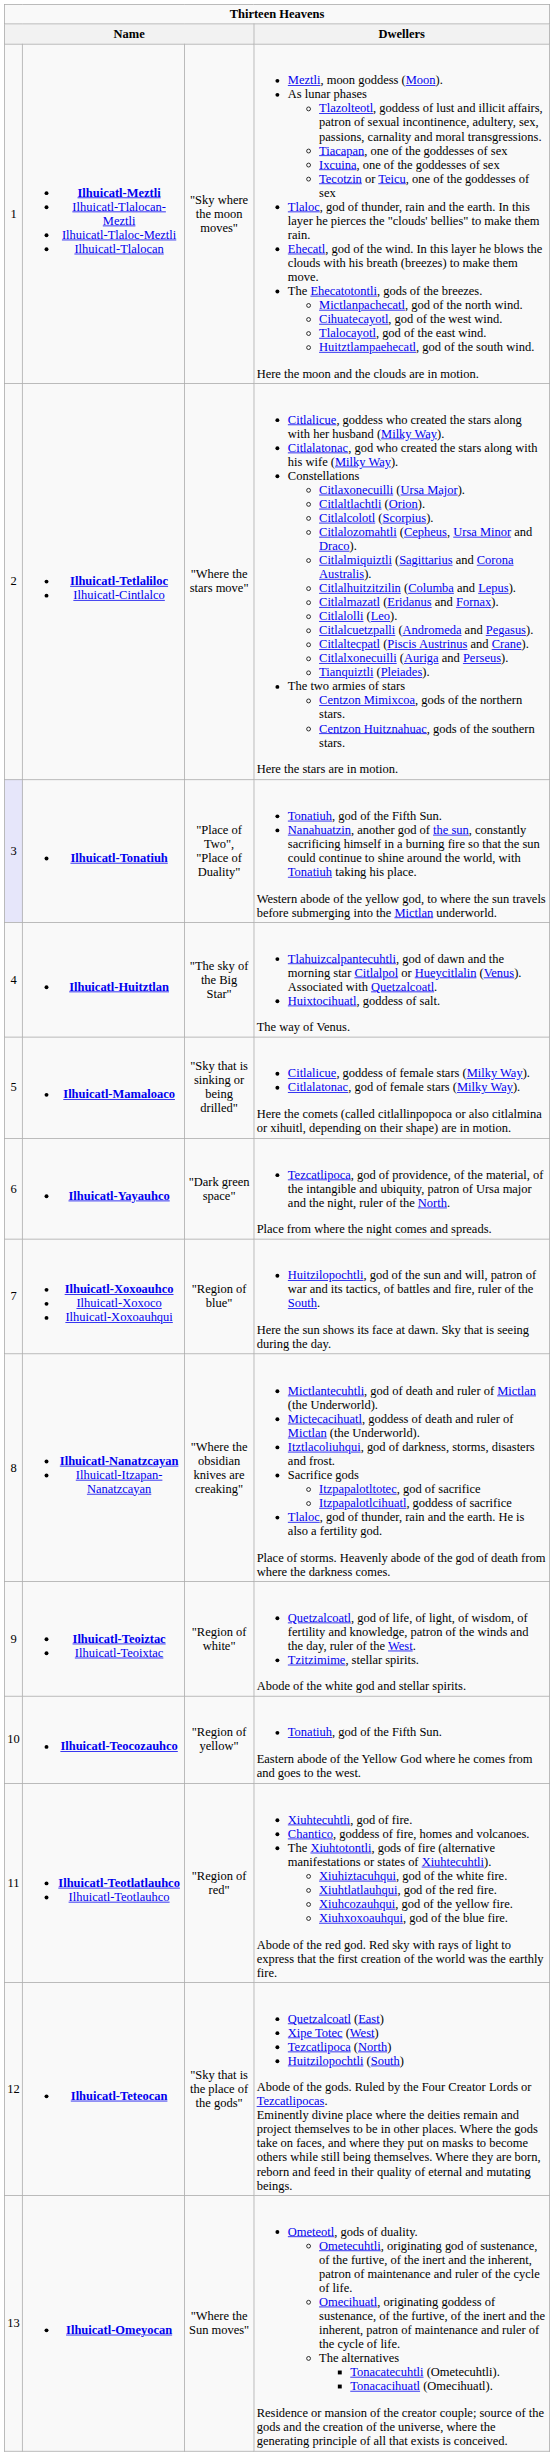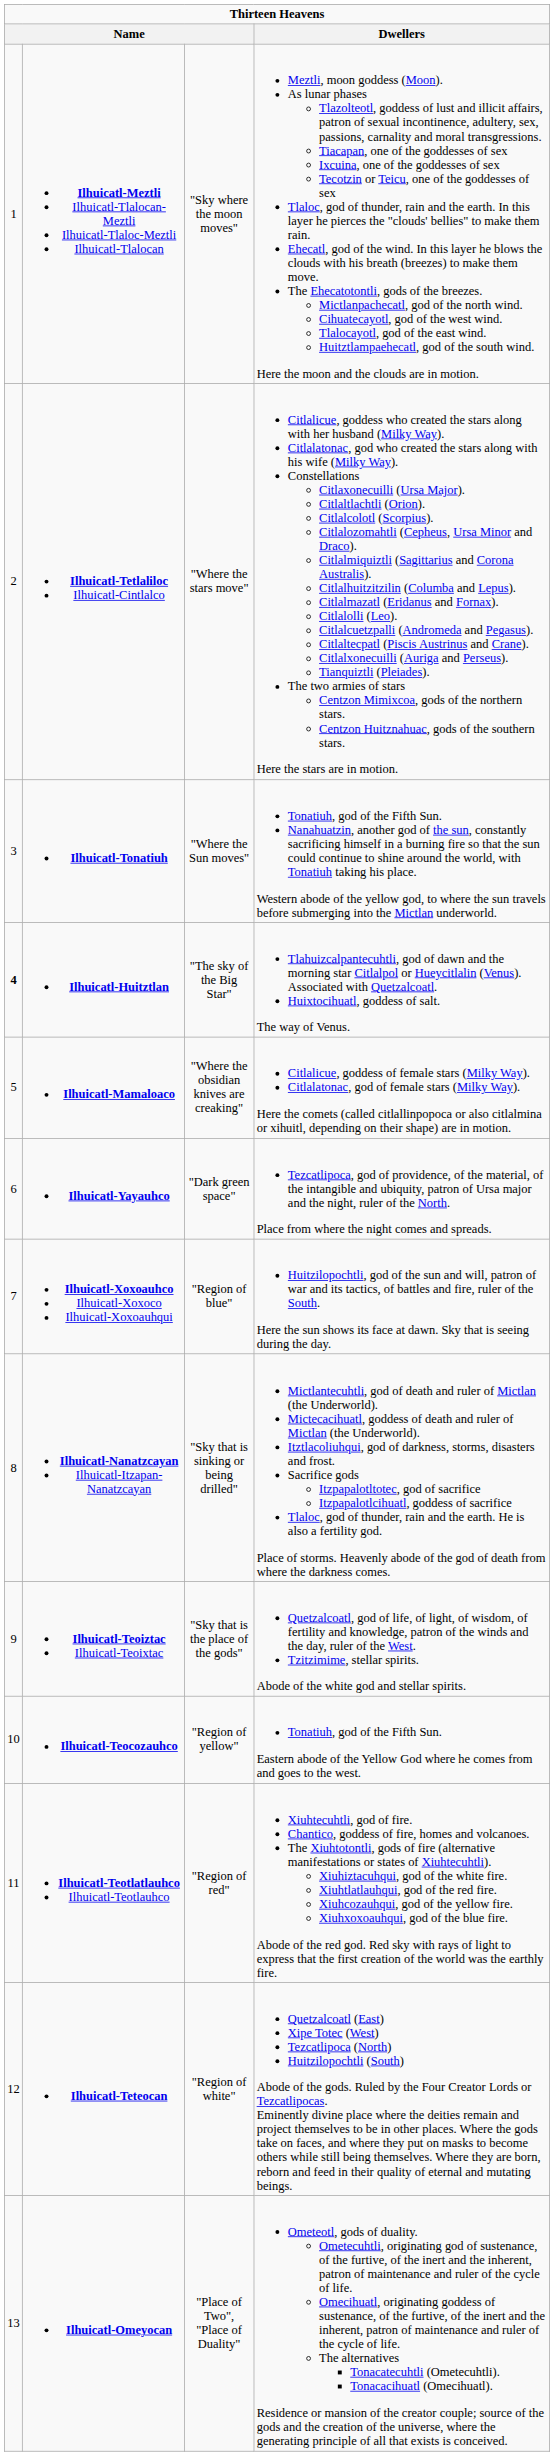(14, 850) lavender background -> (14, 850) no background
(219, 850) "Place of Two", "Place of Duality" -> (219, 850) "Where the Sun moves"
(14, 979) normal -> (14, 979) bold
(219, 1087) "Sky that is sinking or being drilled" -> (219, 1087) "Where the obsidian knives are creaking"
(219, 1467) "Where the obsidian knives are creaking" -> (219, 1467) "Sky that is sinking or being drilled"
(219, 1638) "Region of white" -> (219, 1638) "Sky that is the place of the gods"
(219, 2089) "Sky that is the place of the gods" -> (219, 2089) "Region of white"
(219, 2323) "Where the Sun moves" -> (219, 2323) "Place of Two", "Place of Duality"
